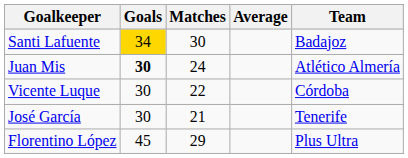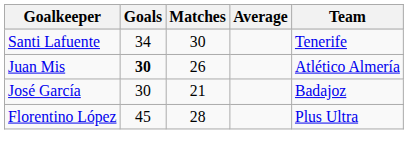(143, 41) gold background -> (143, 41) no background
(321, 41) Badajoz -> (321, 41) Tenerife
(198, 66) 24 -> (198, 66) 26
- row: (54, 91)
(321, 116) Tenerife -> (321, 91) Badajoz
(198, 141) 29 -> (198, 116) 28
